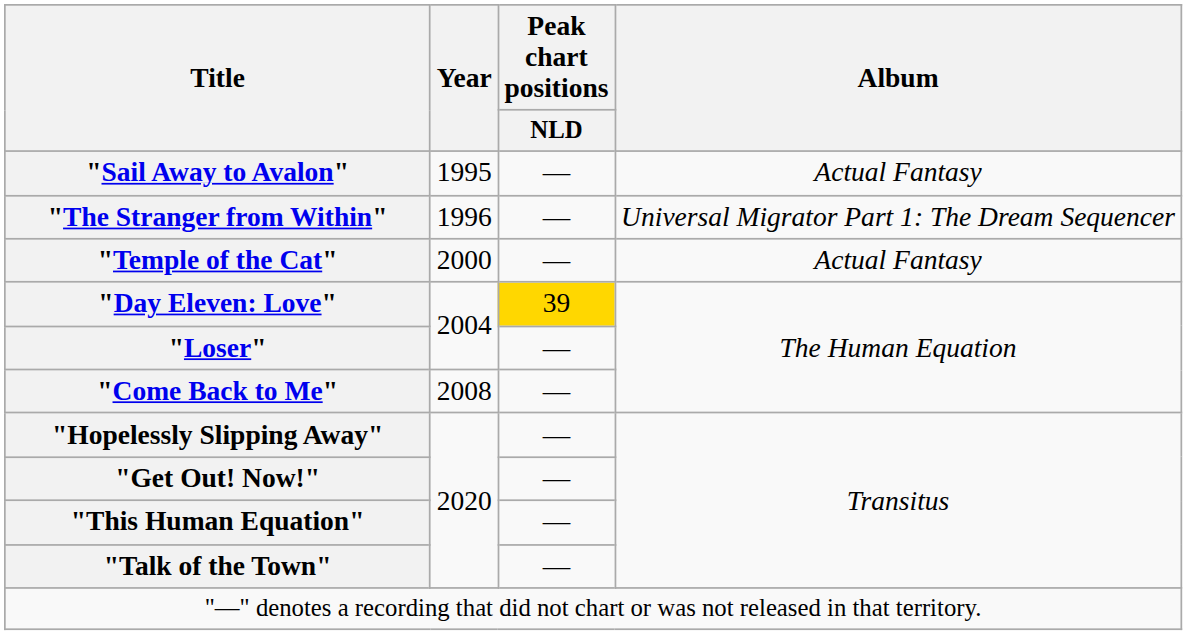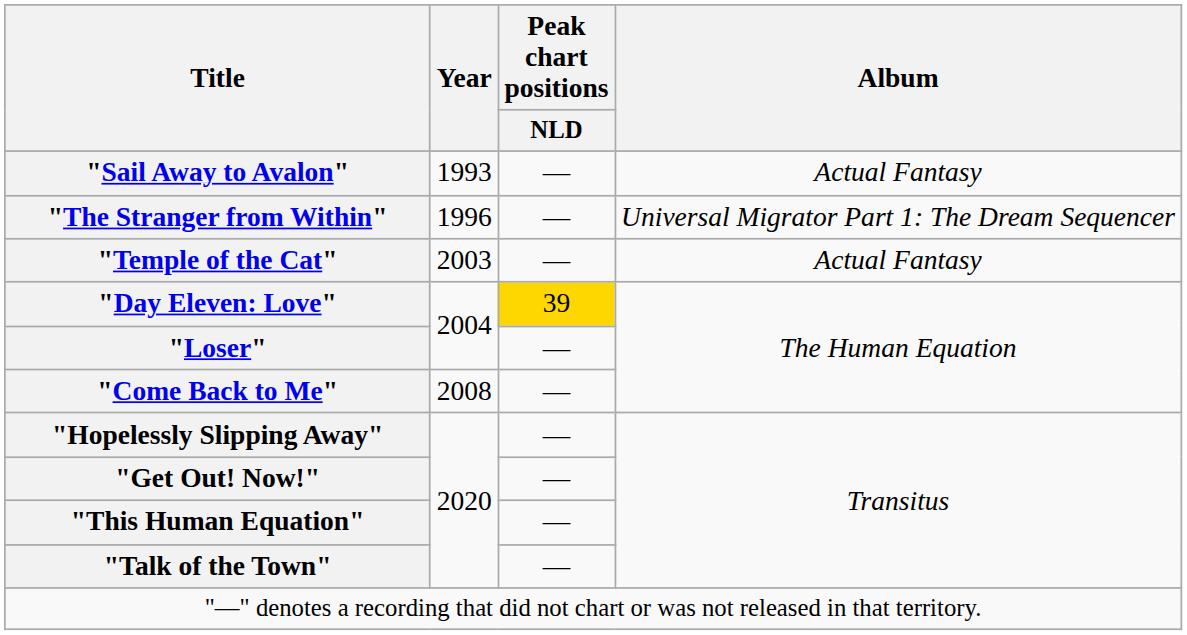(464, 172) 1995 -> (464, 172) 1993
(464, 260) 2000 -> (464, 260) 2003
